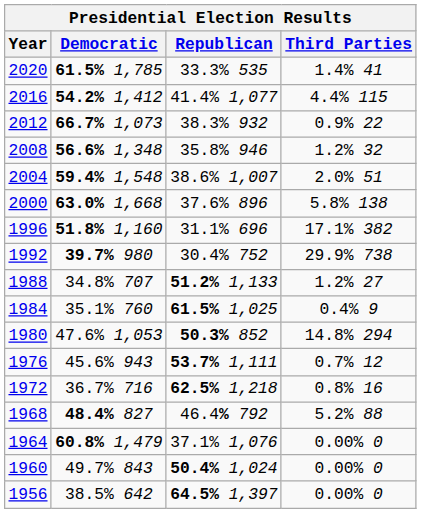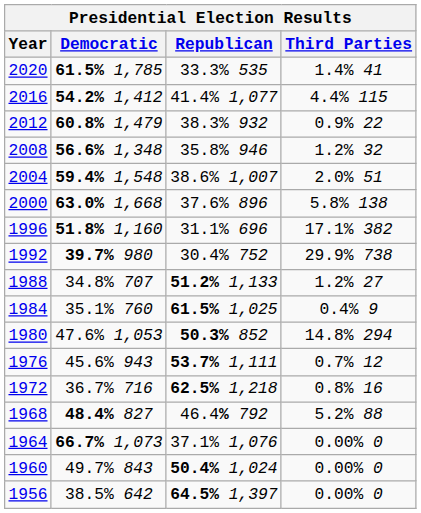(109, 124) 66.7% 1,073 -> (109, 124) 60.8% 1,479
(109, 442) 60.8% 1,479 -> (109, 442) 66.7% 1,073
